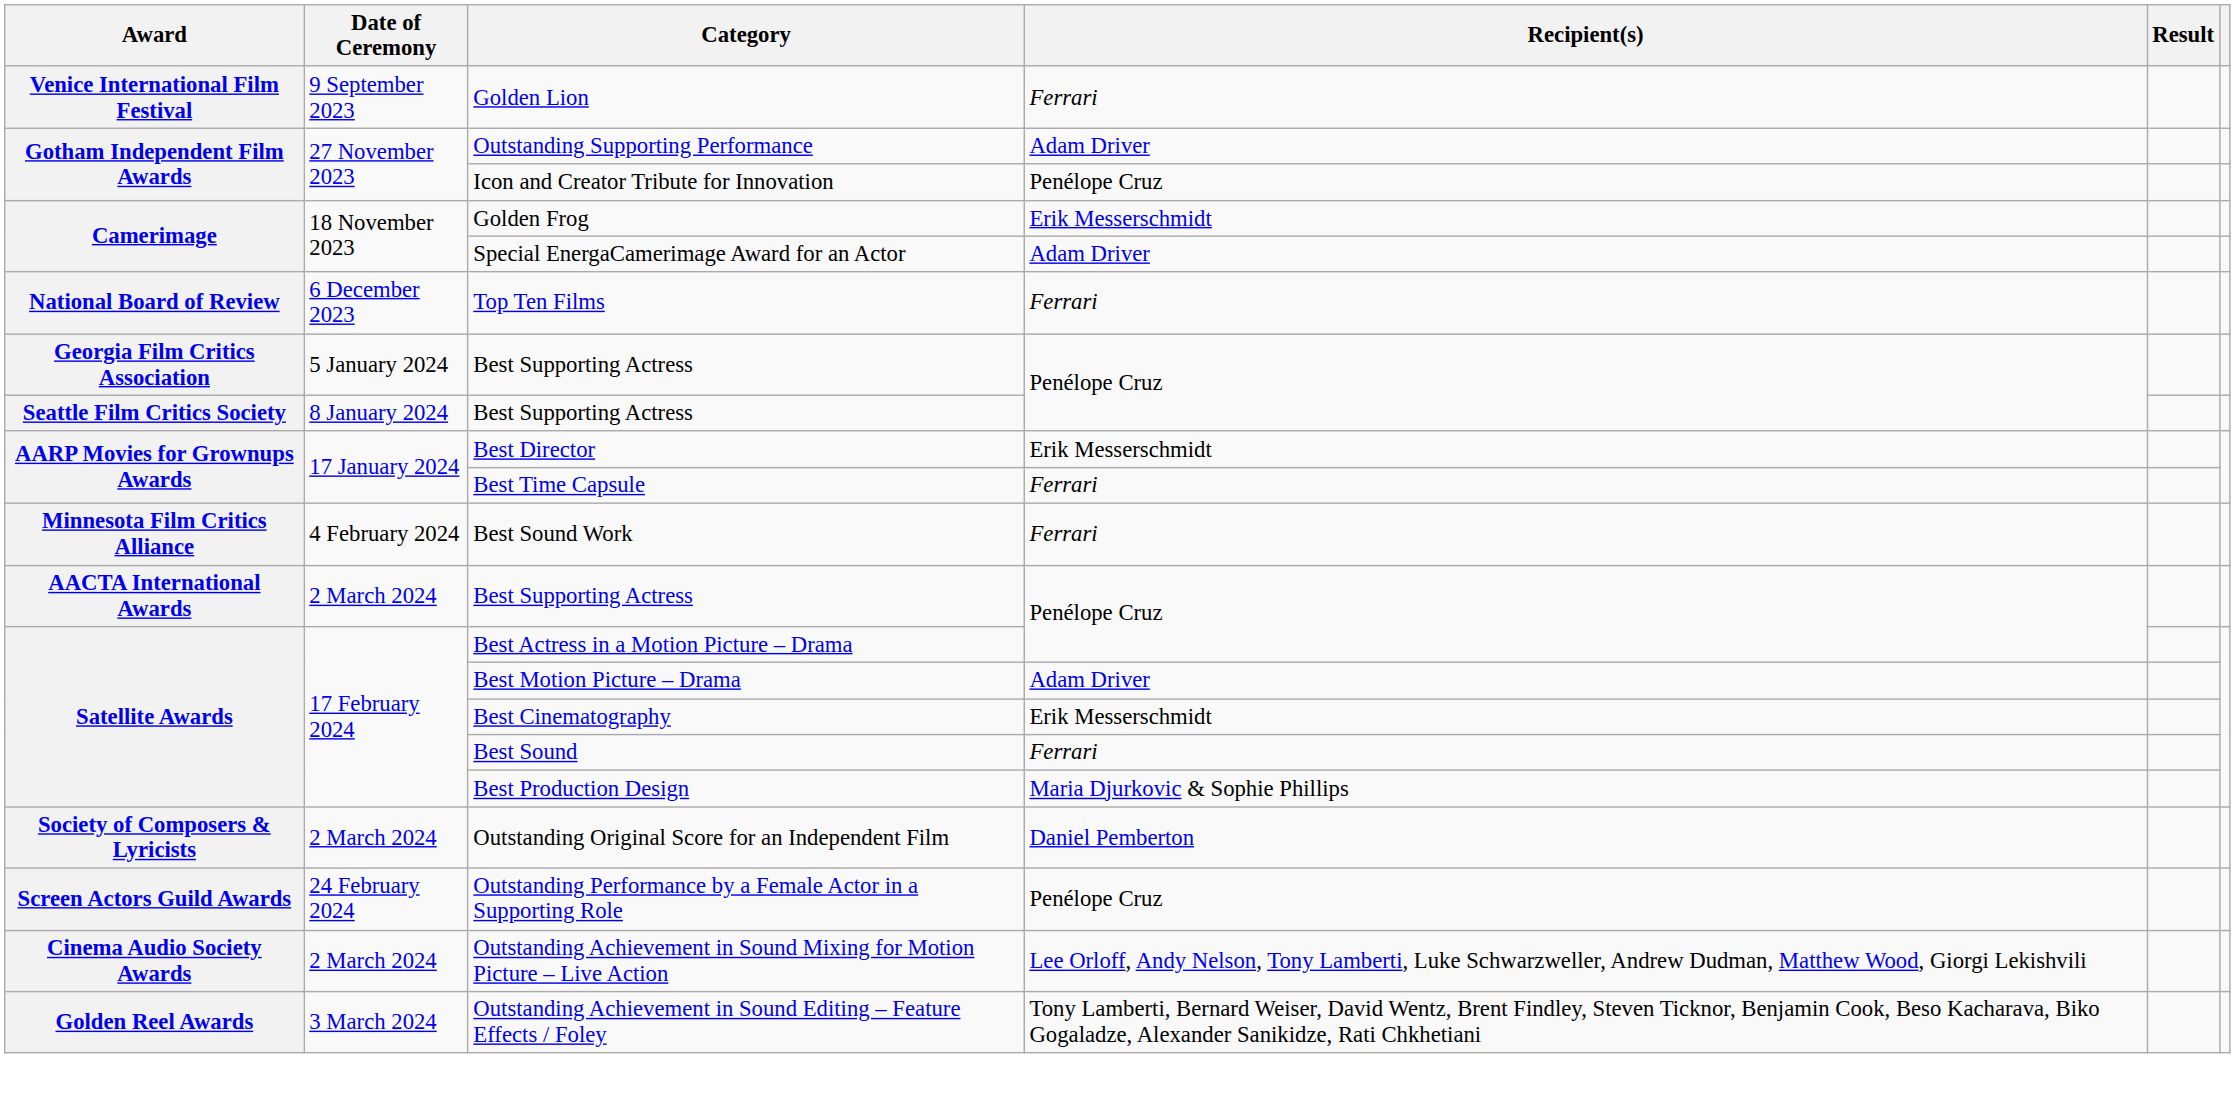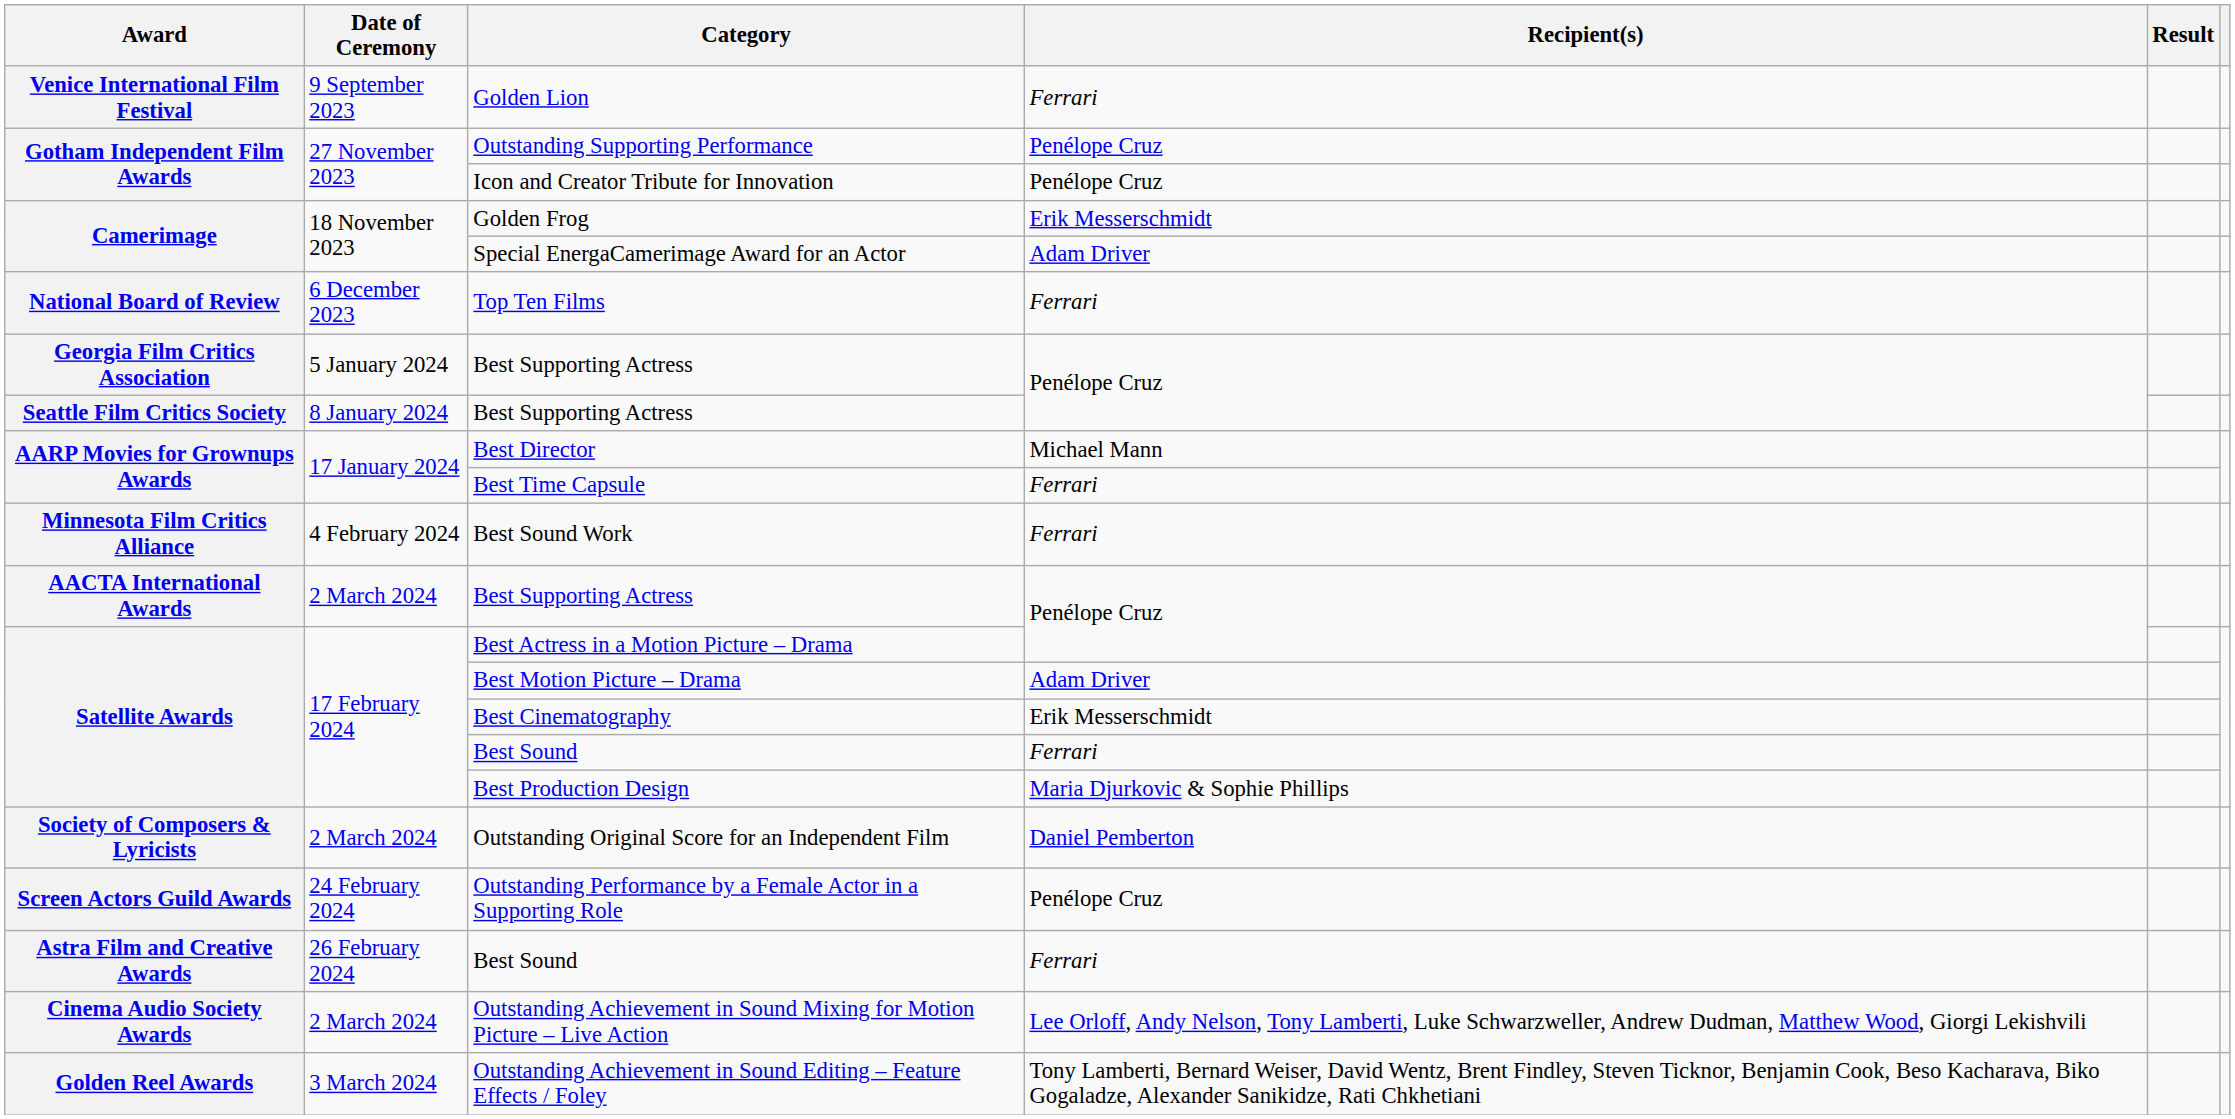(1090, 145) Adam Driver -> (1096, 145) Penélope Cruz
(1121, 449) Erik Messerschmidt -> (1096, 449) Michael Mann
+ row: (154, 960)
